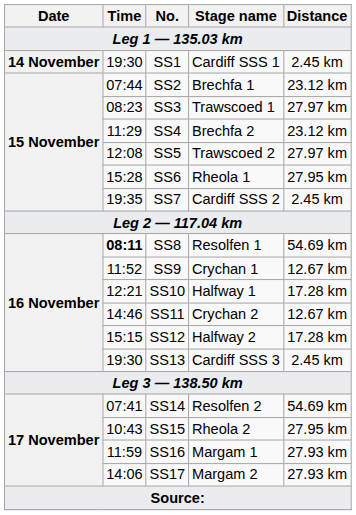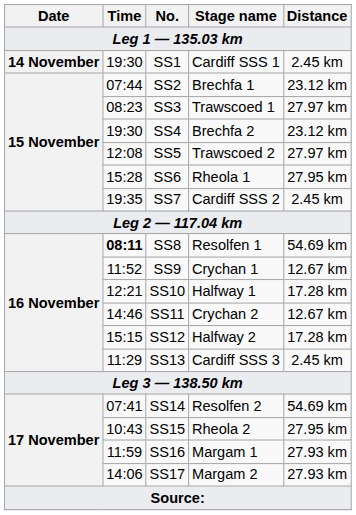(124, 130) 11:29 -> (124, 130) 19:30
(124, 360) 19:30 -> (124, 360) 11:29
